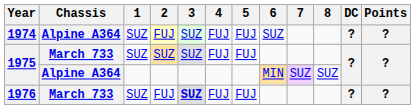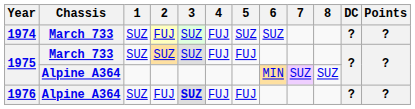(81, 34) Alpine A364 -> (81, 34) March 733
(246, 34) FUJ -> (246, 34) SUZ
(81, 94) March 733 -> (81, 94) Alpine A364
